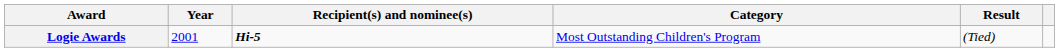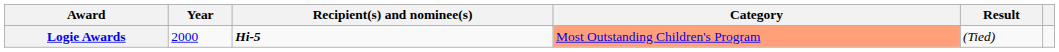(185, 36) 2001 -> (185, 36) 2000
(658, 36) no background -> (658, 36) lightsalmon background
